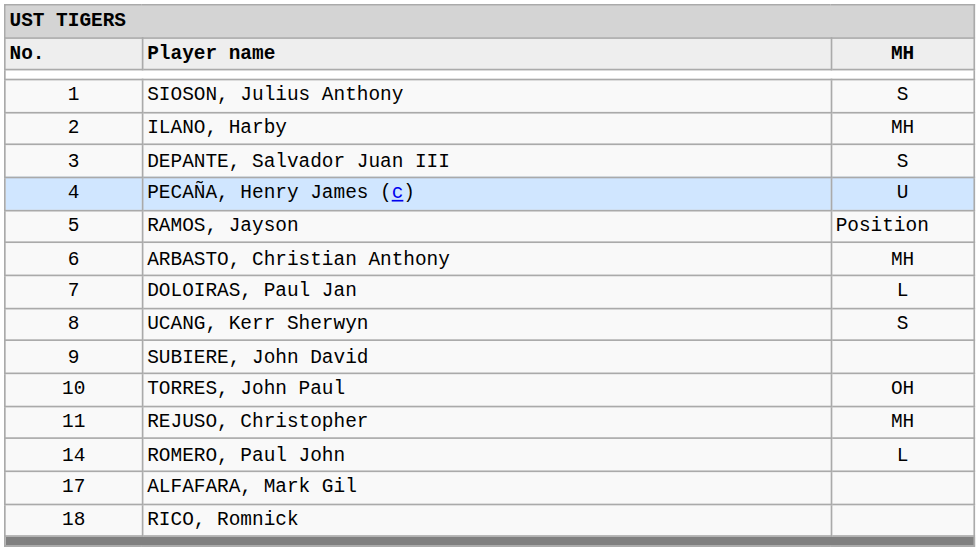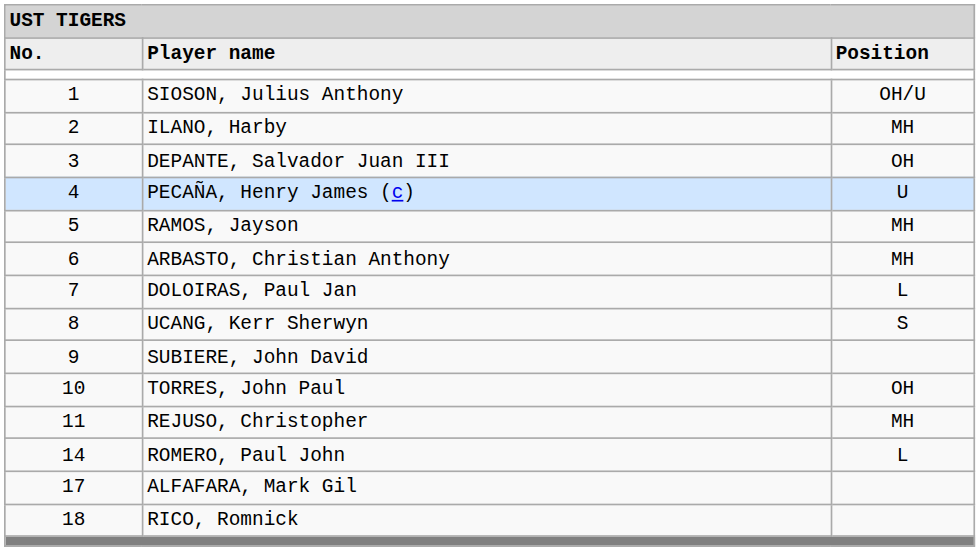(903, 53) MH -> (882, 53) Position
(903, 95) S -> (903, 95) OH/U
(903, 161) S -> (903, 161) OH
(882, 226) Position -> (903, 226) MH
